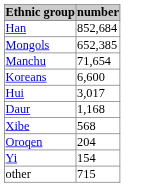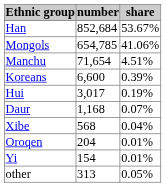+ column: (140, 12)
(97, 44) 652,385 -> (97, 44) 654,785
(86, 174) 715 -> (86, 174) 313
